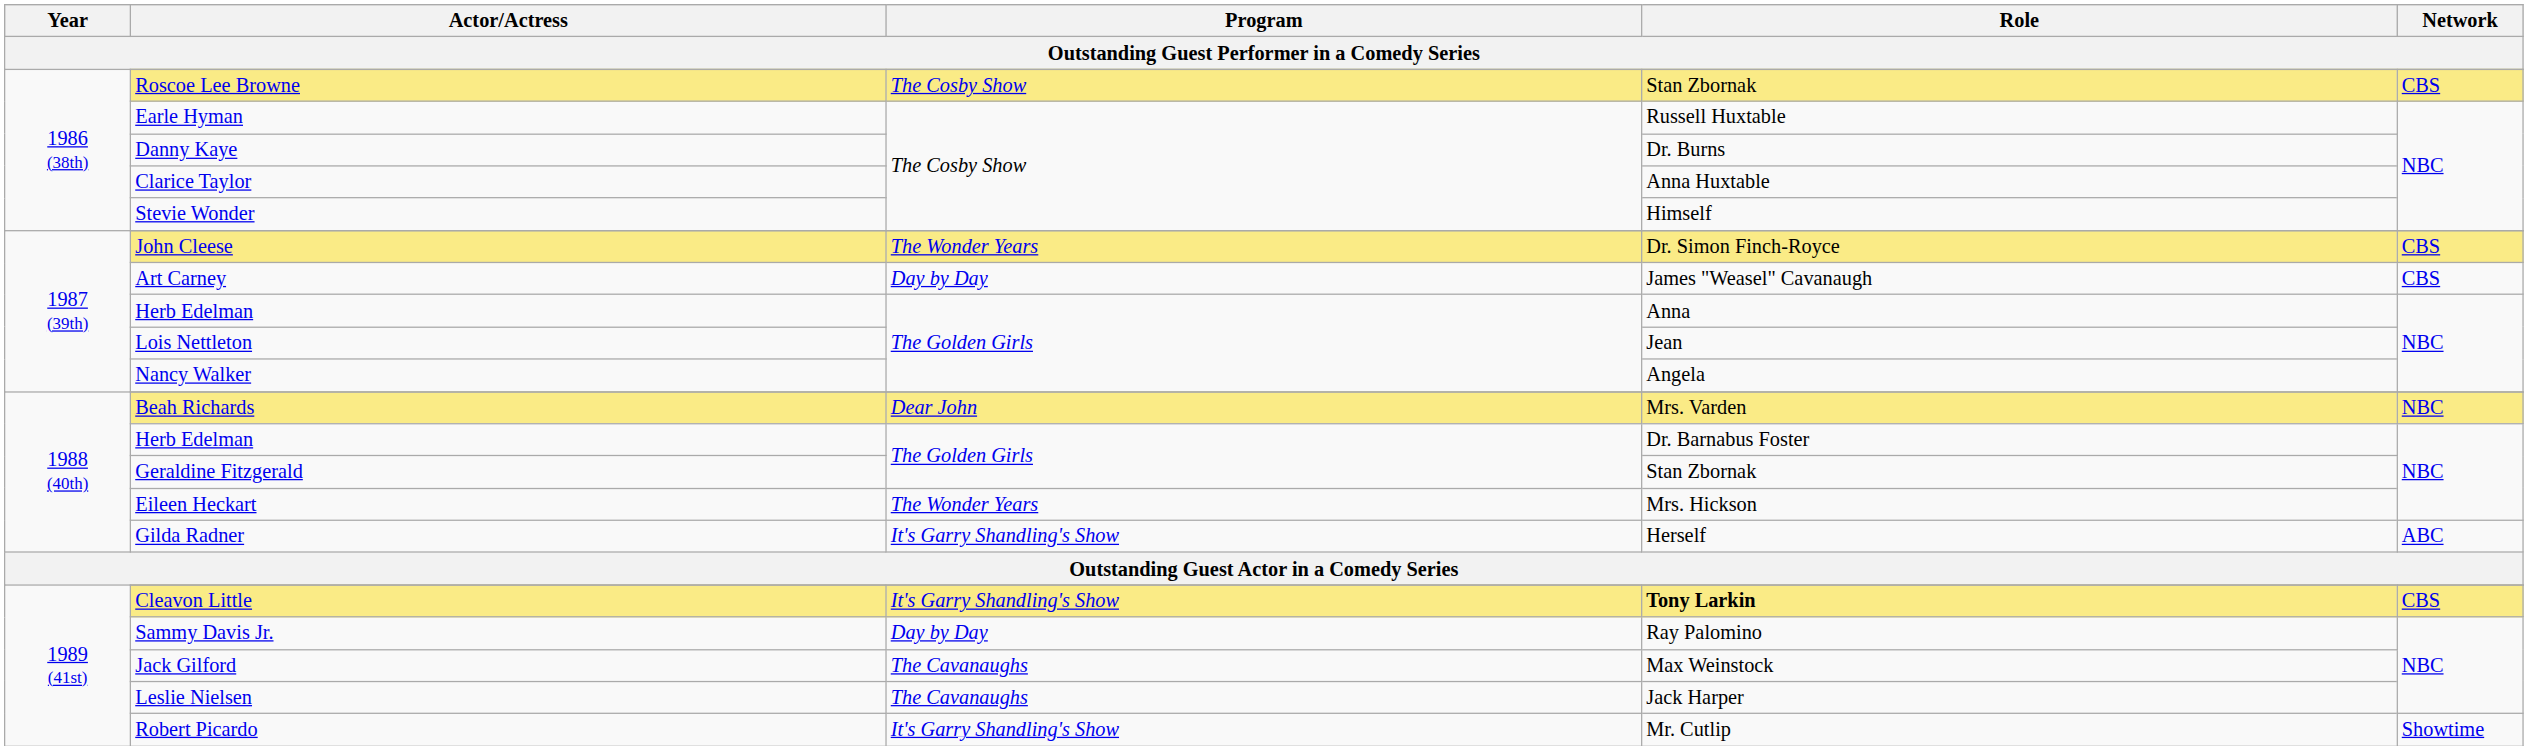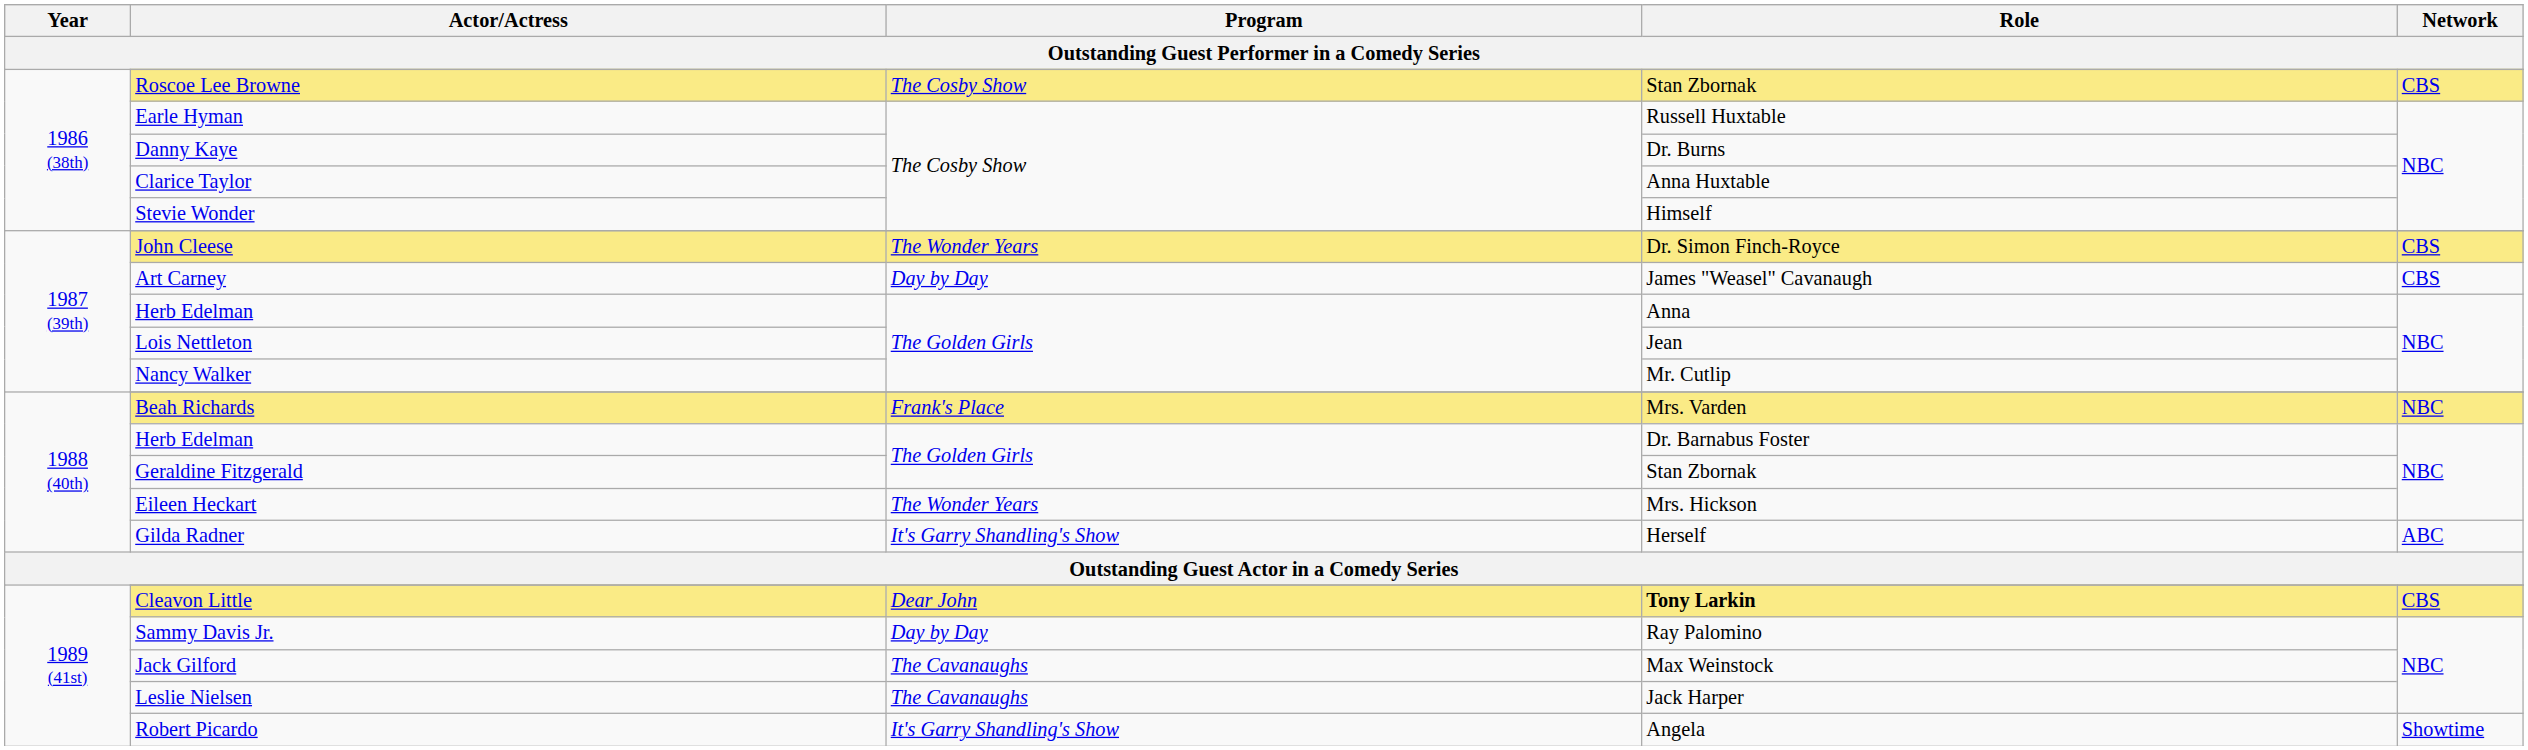(1676, 375) Angela -> (1689, 375) Mr. Cutlip
(934, 407) Dear John -> (947, 407) Frank's Place
(1005, 600) It's Garry Shandling's Show -> (934, 600) Dear John
(1689, 729) Mr. Cutlip -> (1676, 729) Angela
